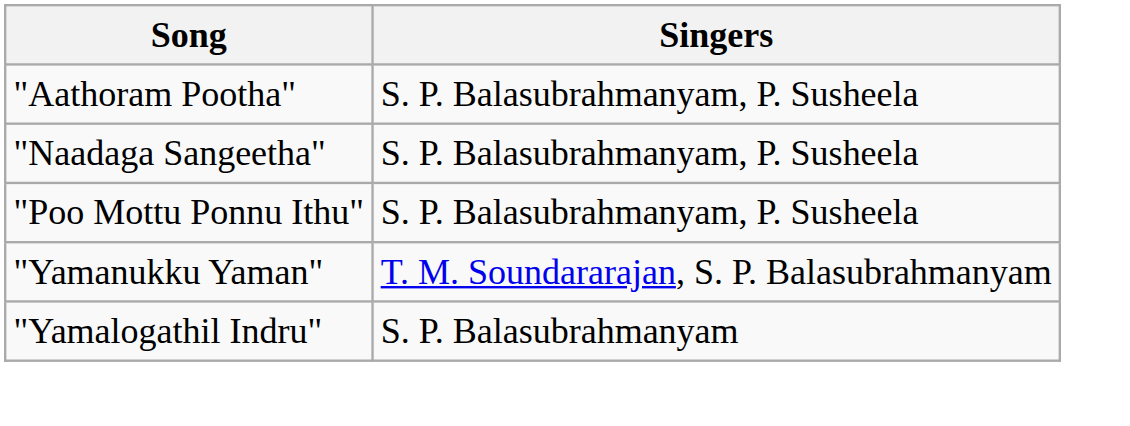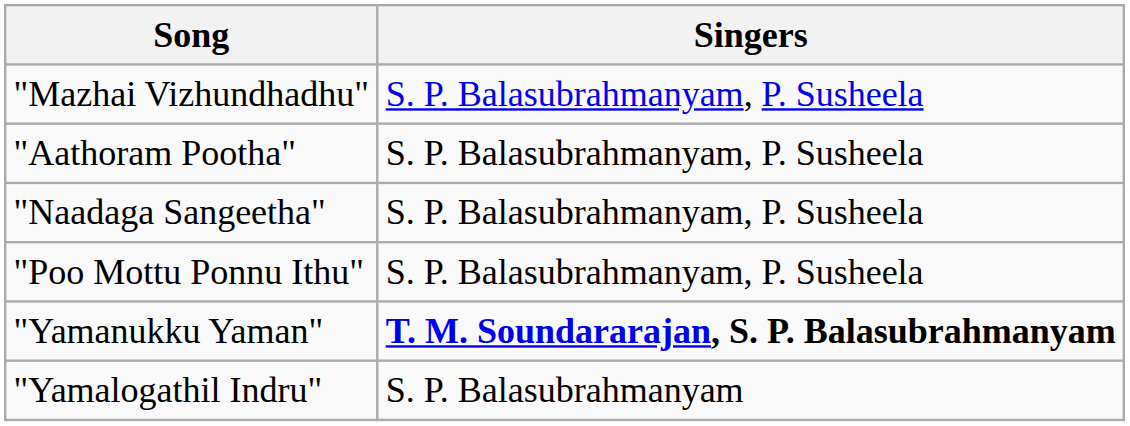+ row: (191, 93)
(716, 271) normal -> (751, 331) bold
